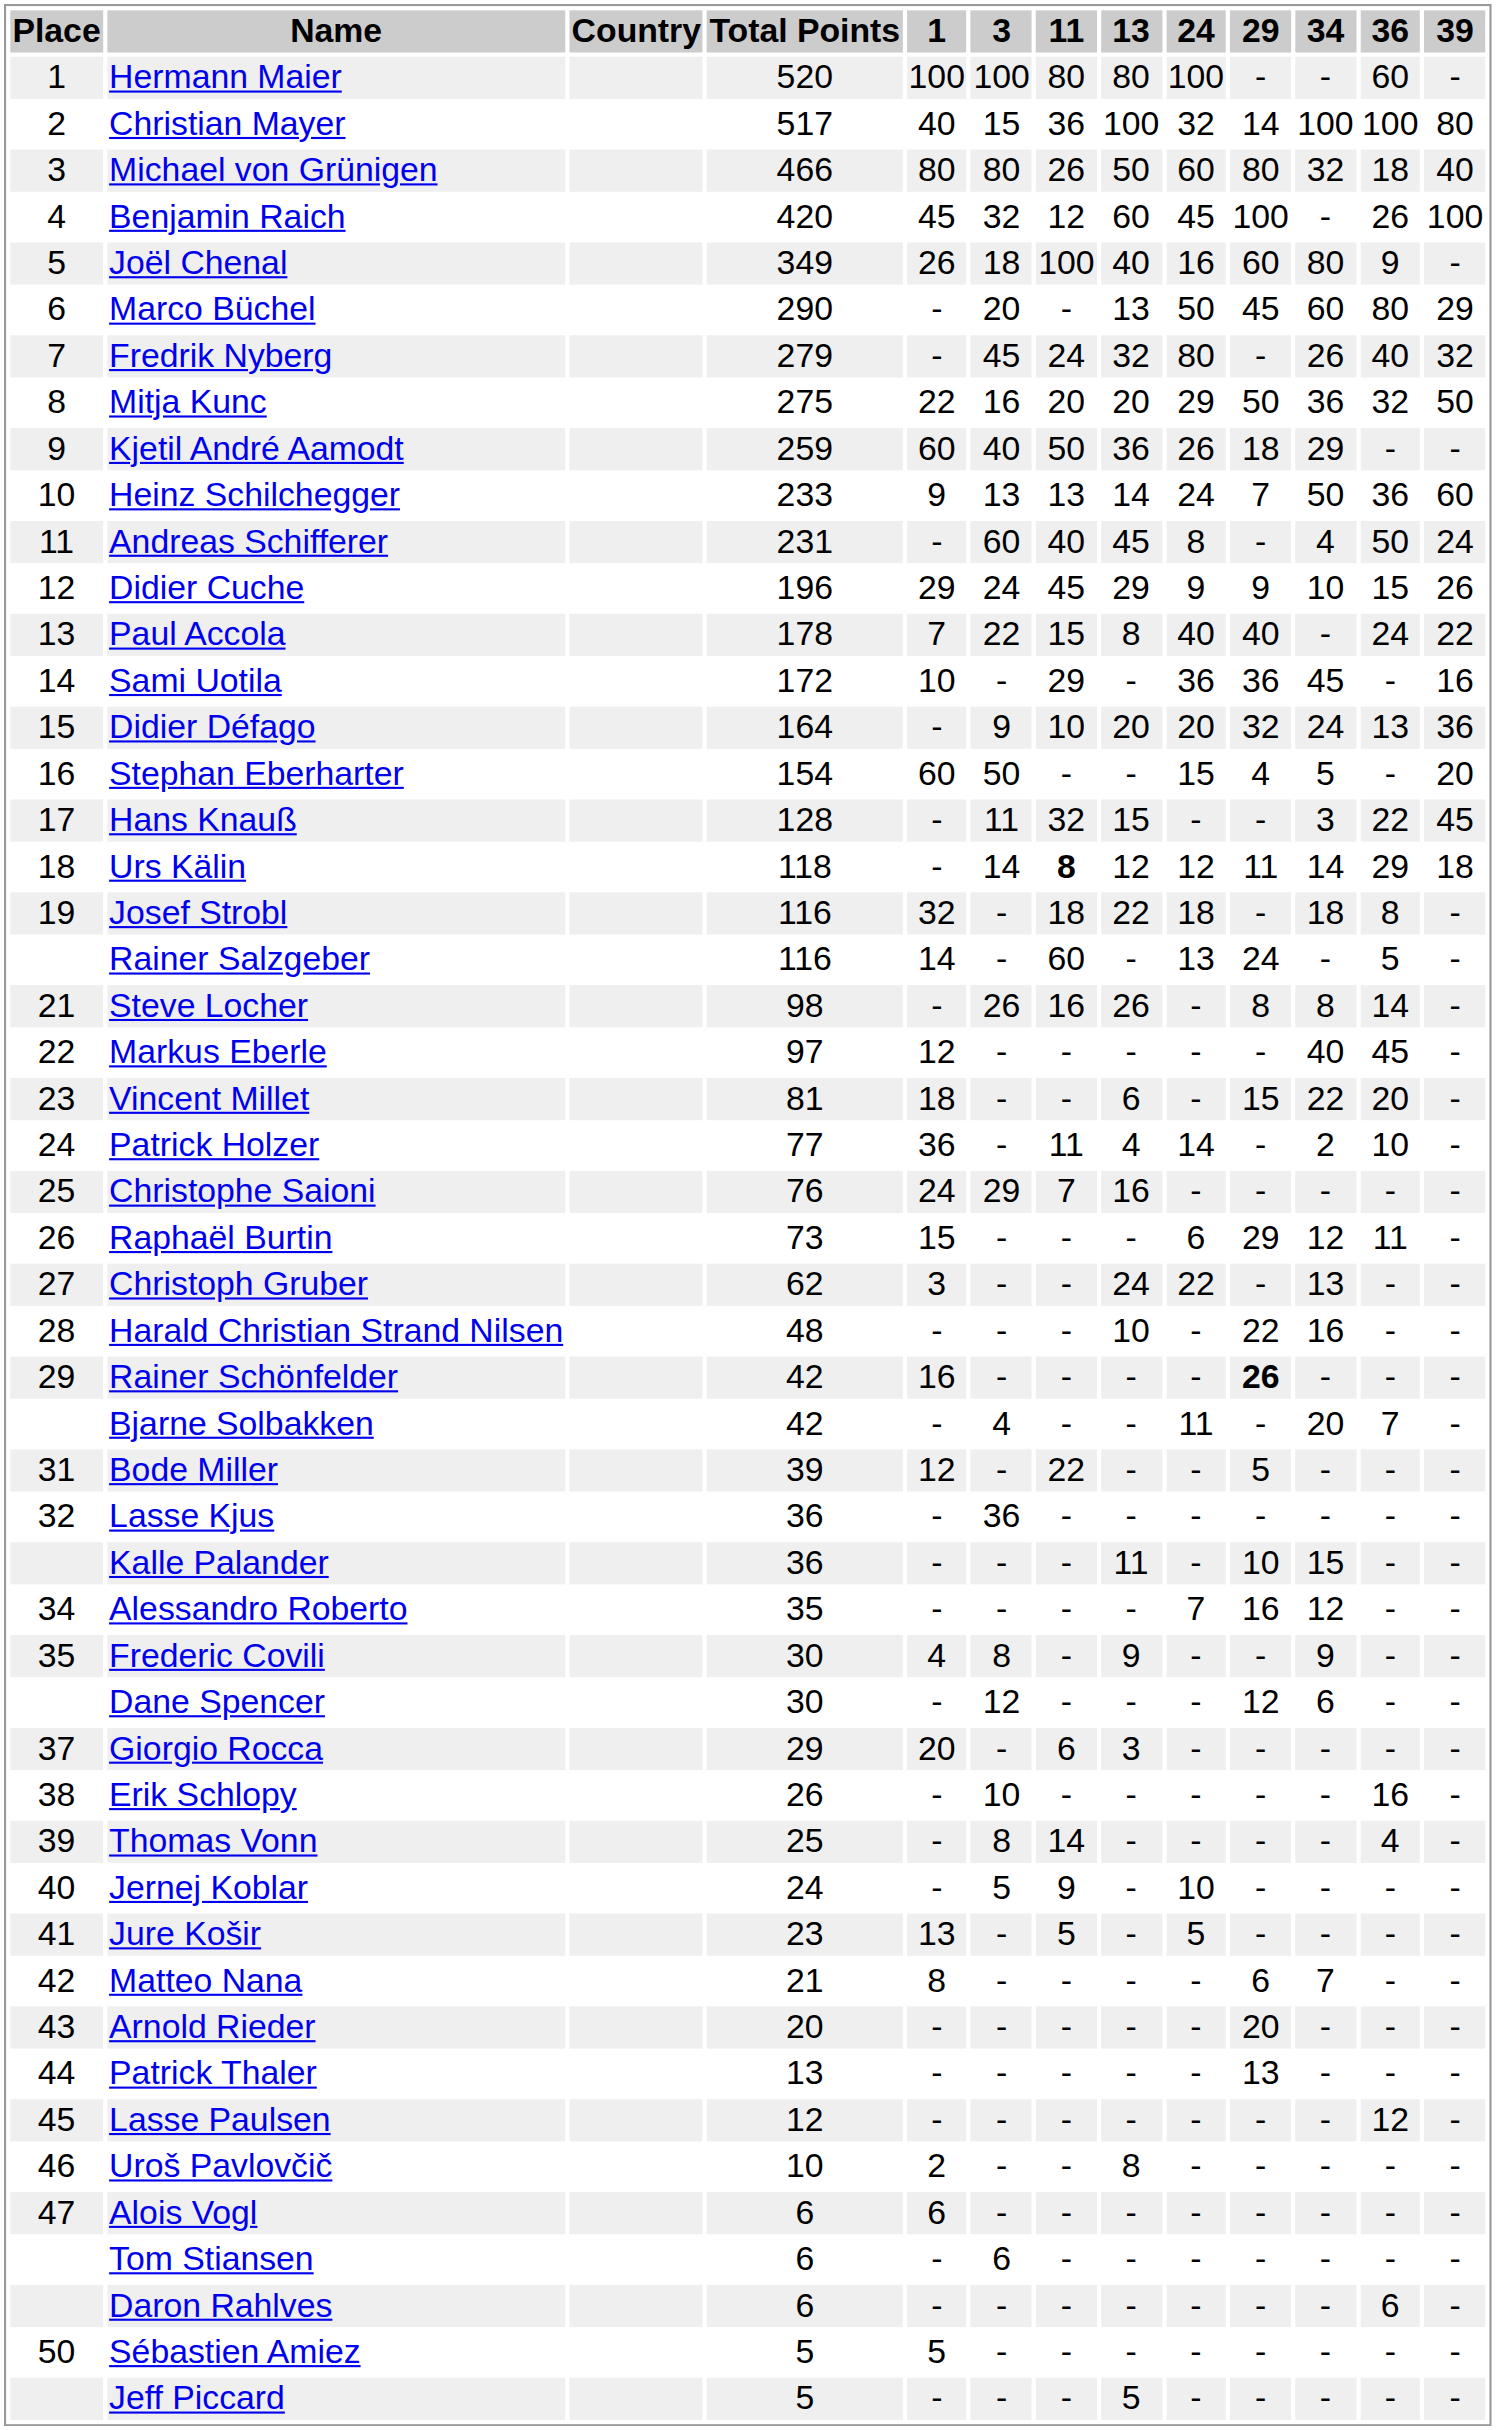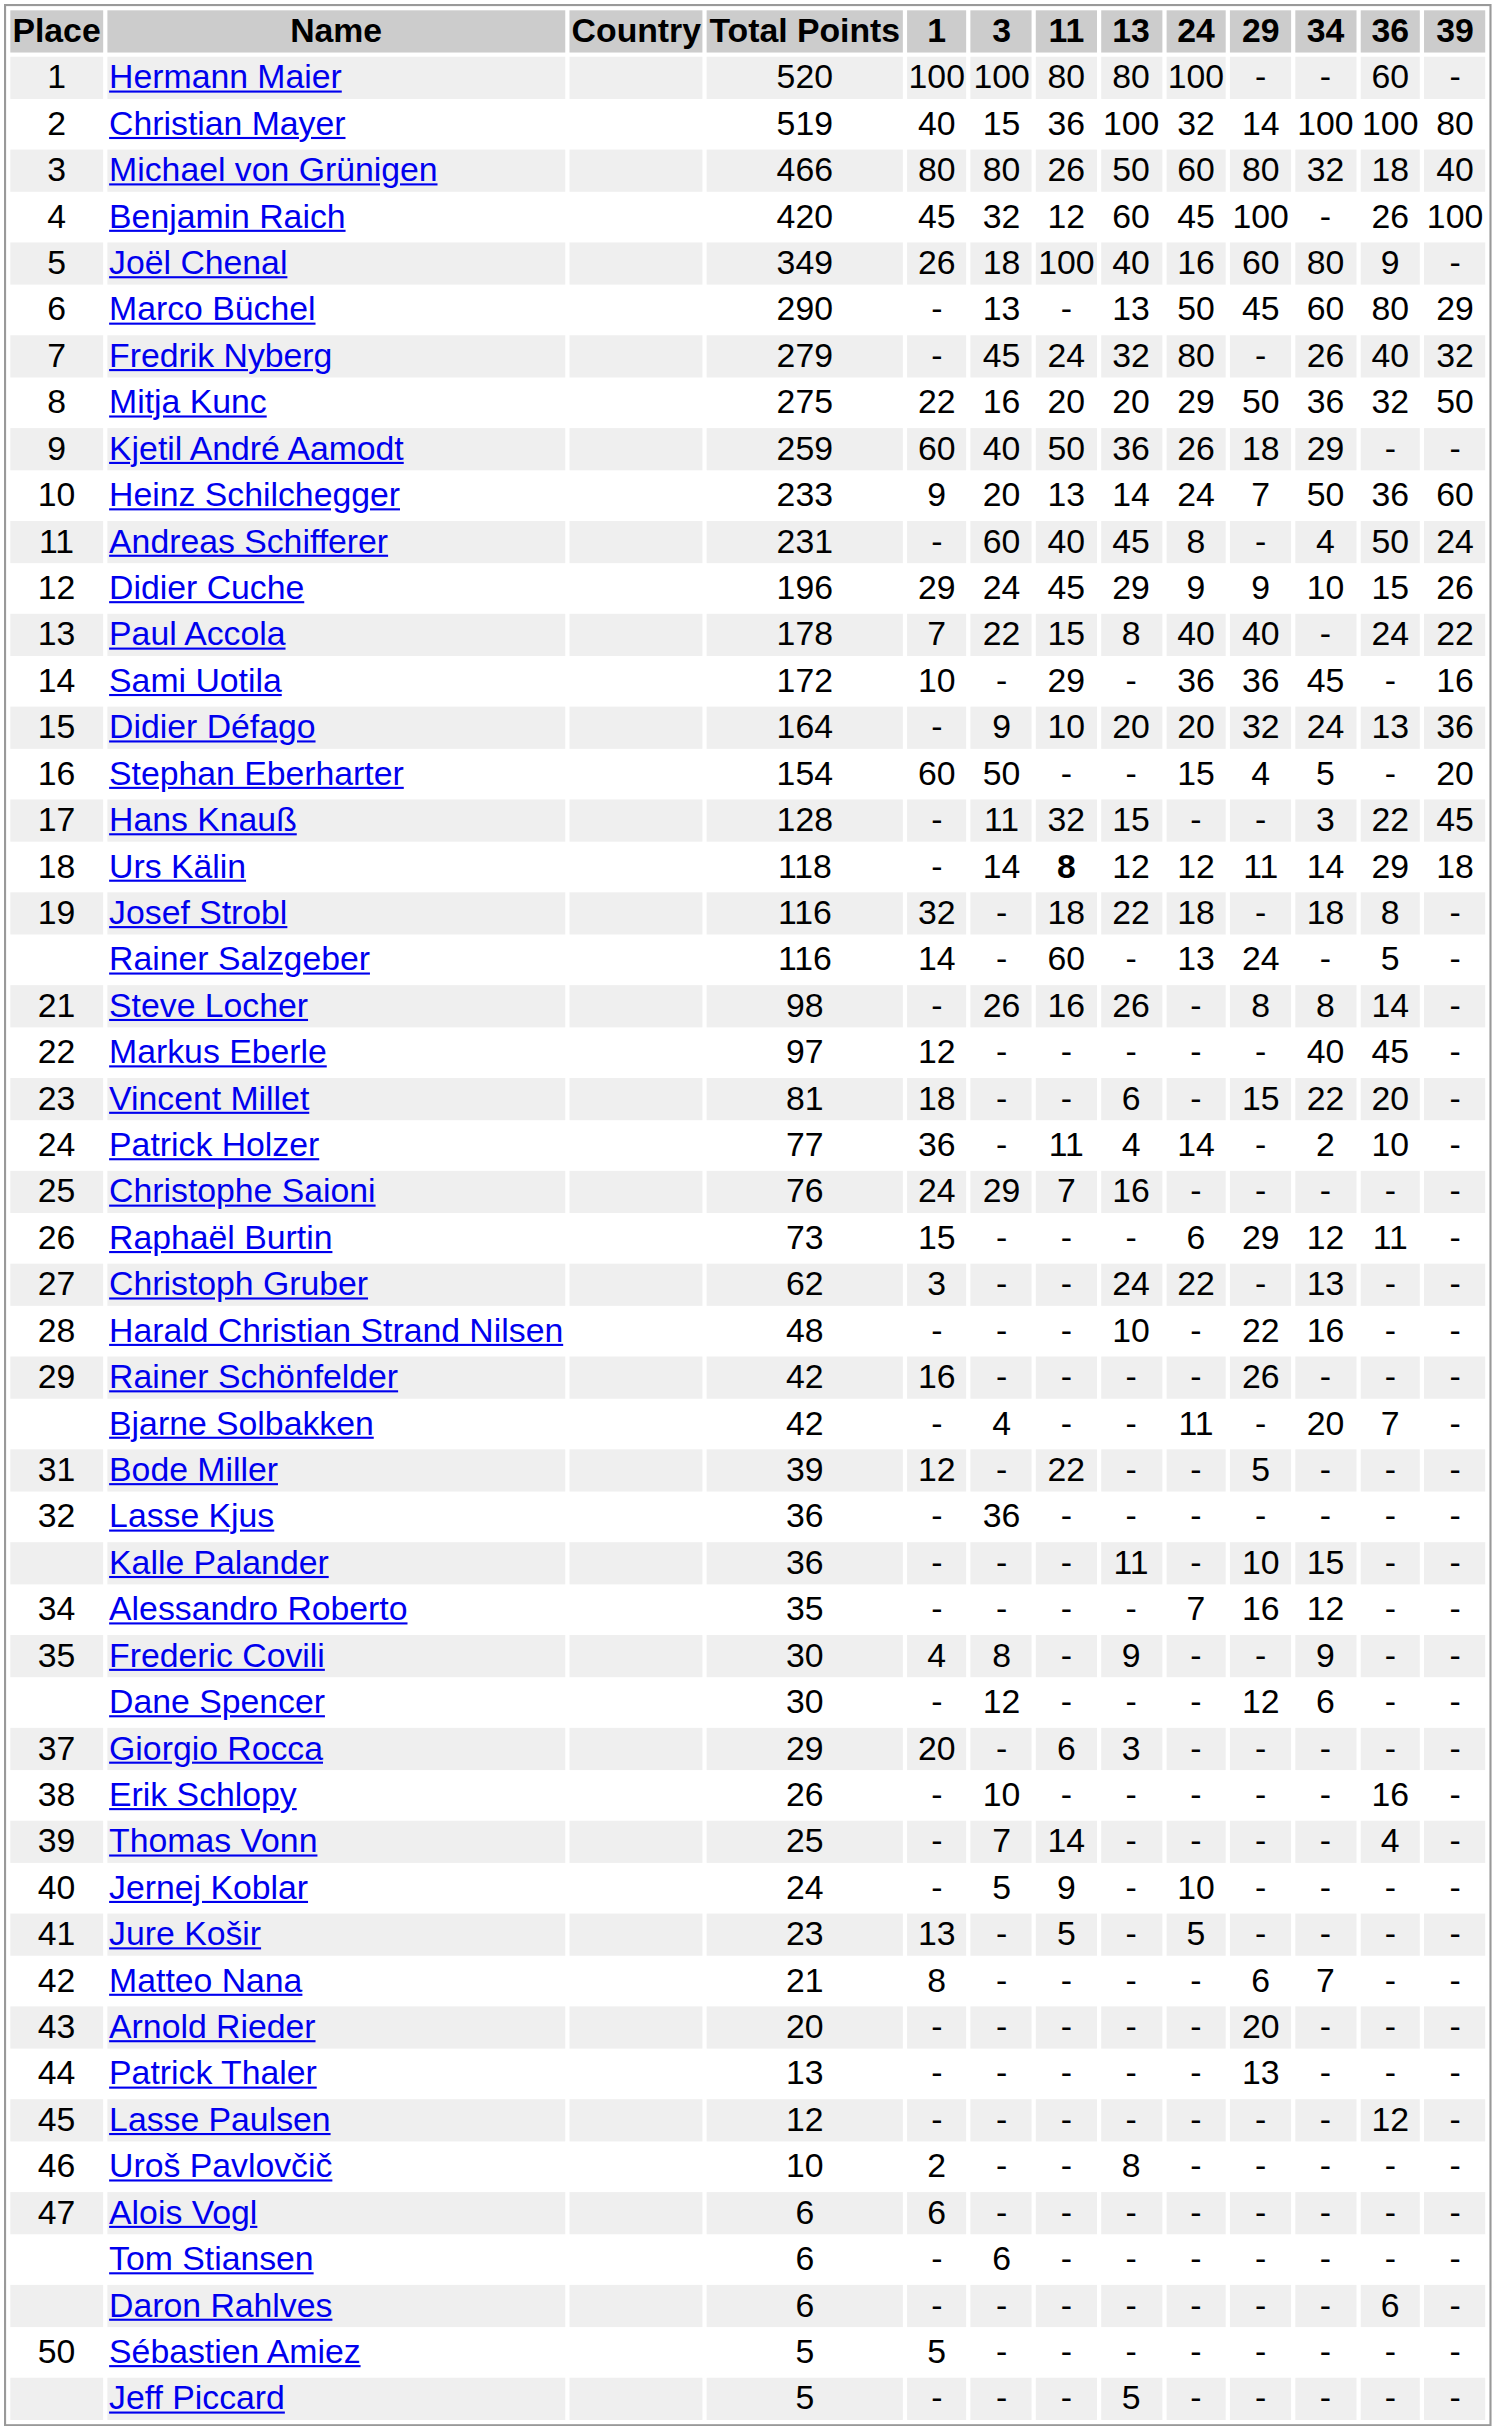(805, 123) 517 -> (805, 123) 519
(1002, 309) 20 -> (1002, 309) 13
(1002, 495) 13 -> (1002, 495) 20
(1261, 1377) bold -> (1261, 1377) normal
(1002, 1841) 8 -> (1002, 1841) 7
